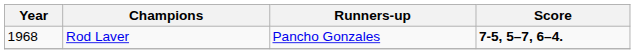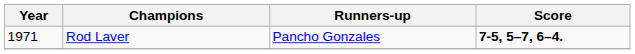(23, 37) 1968 -> (23, 37) 1971
